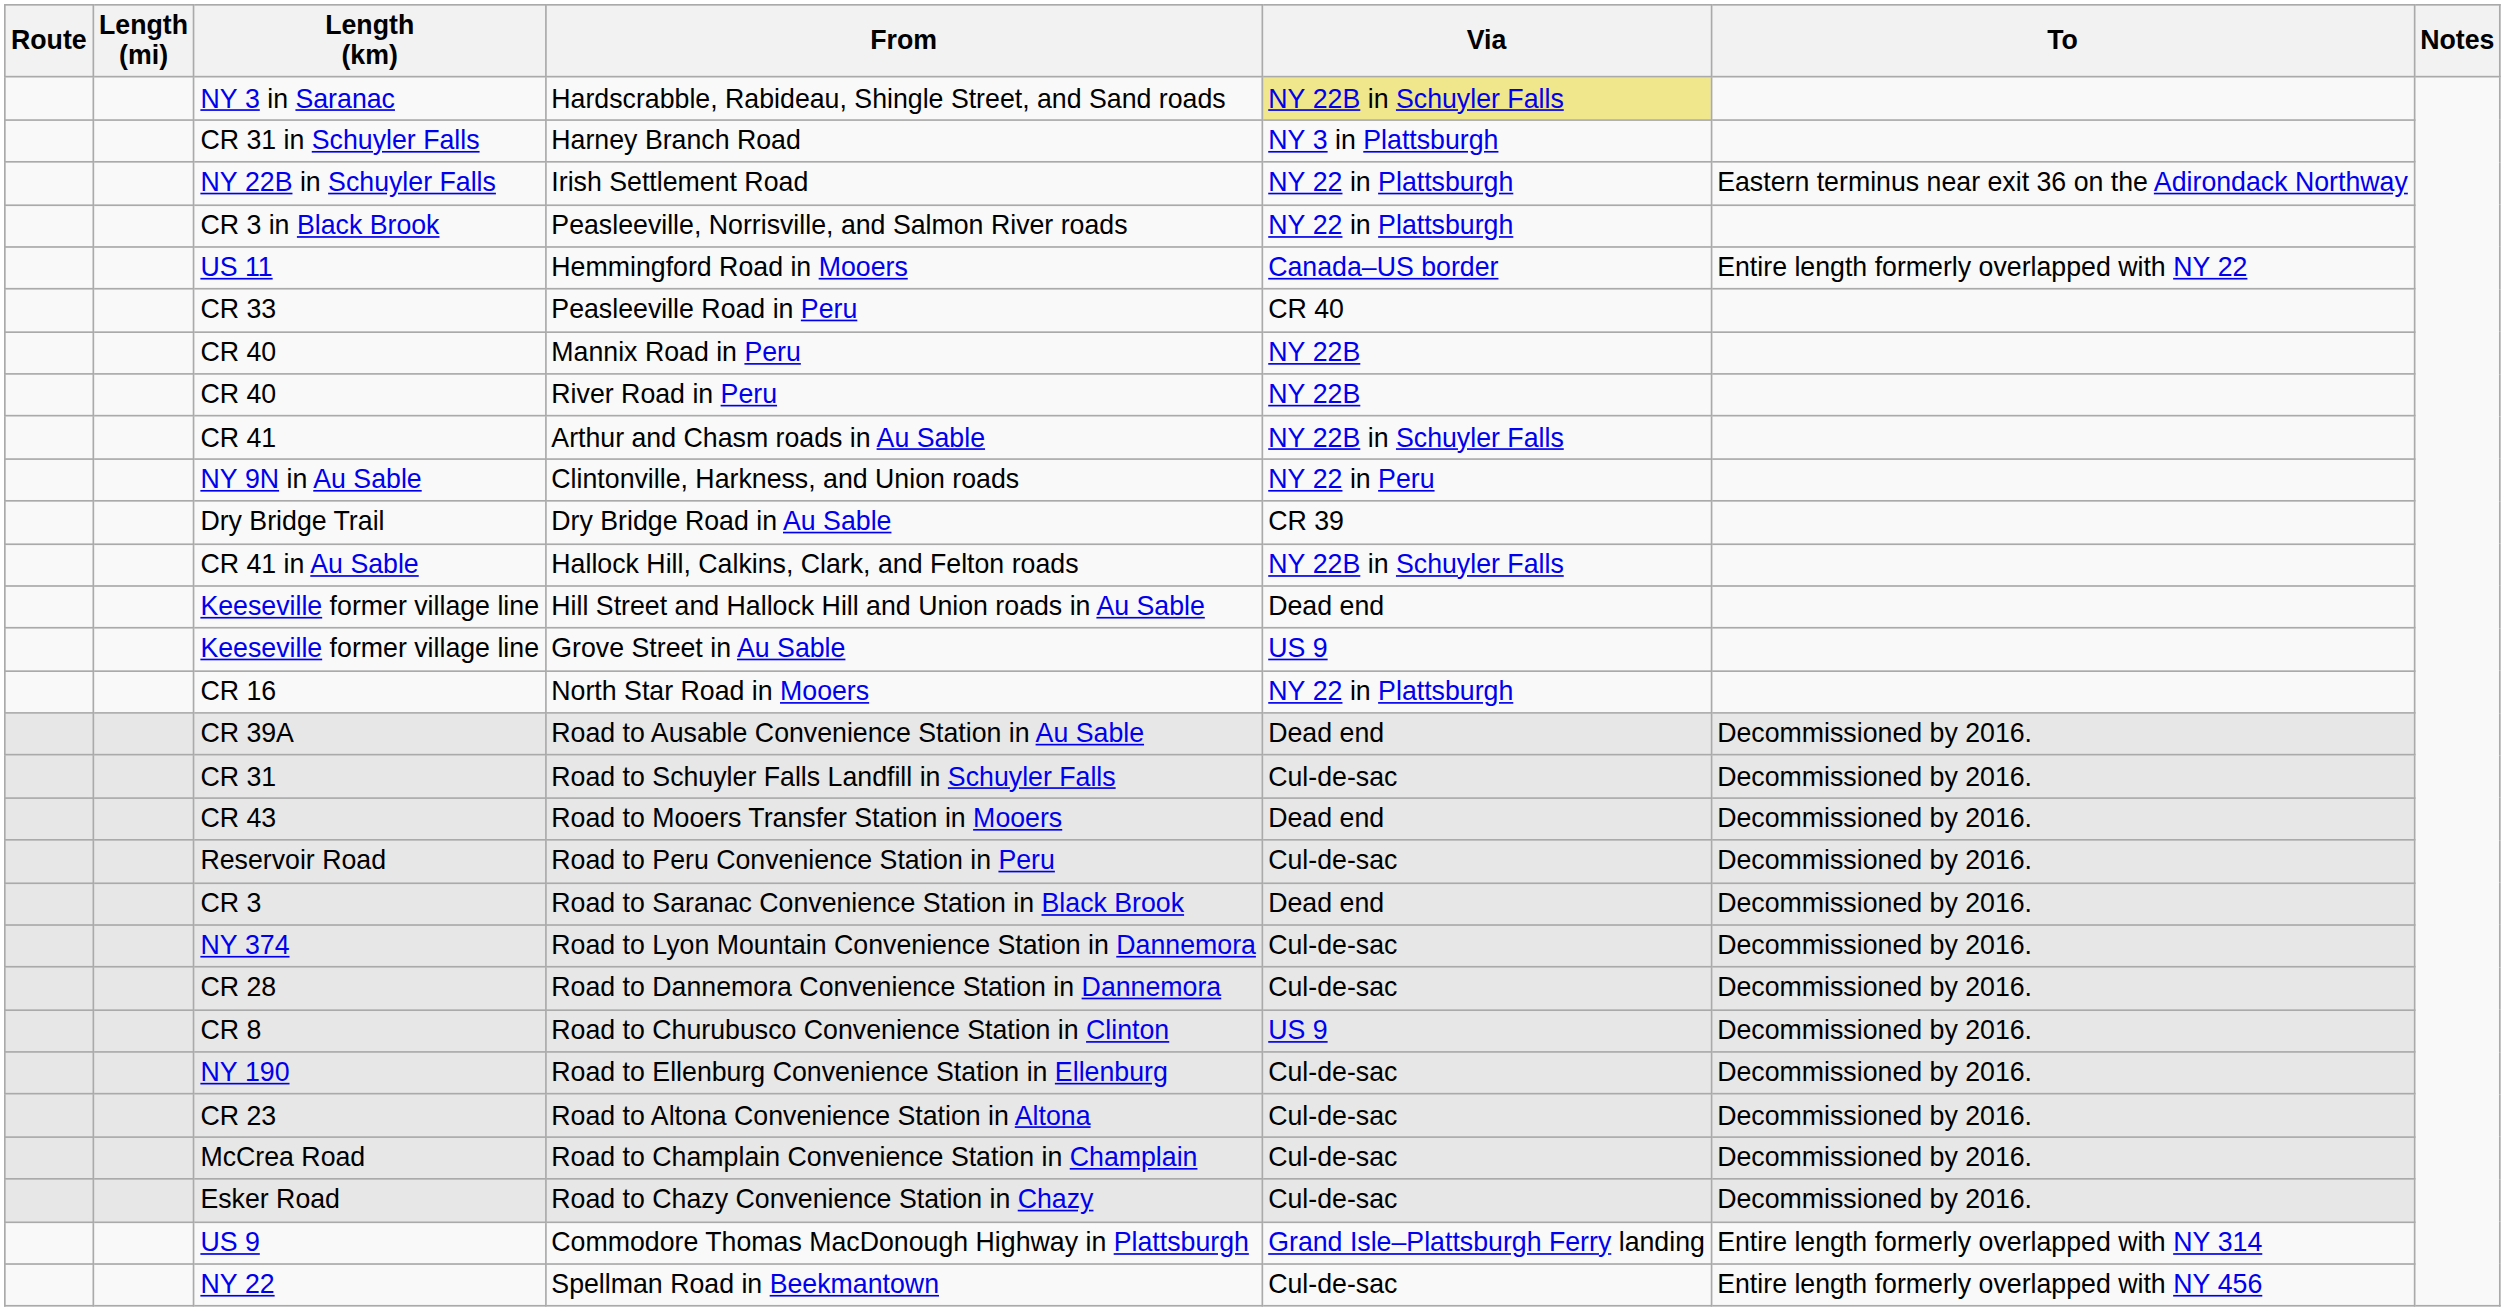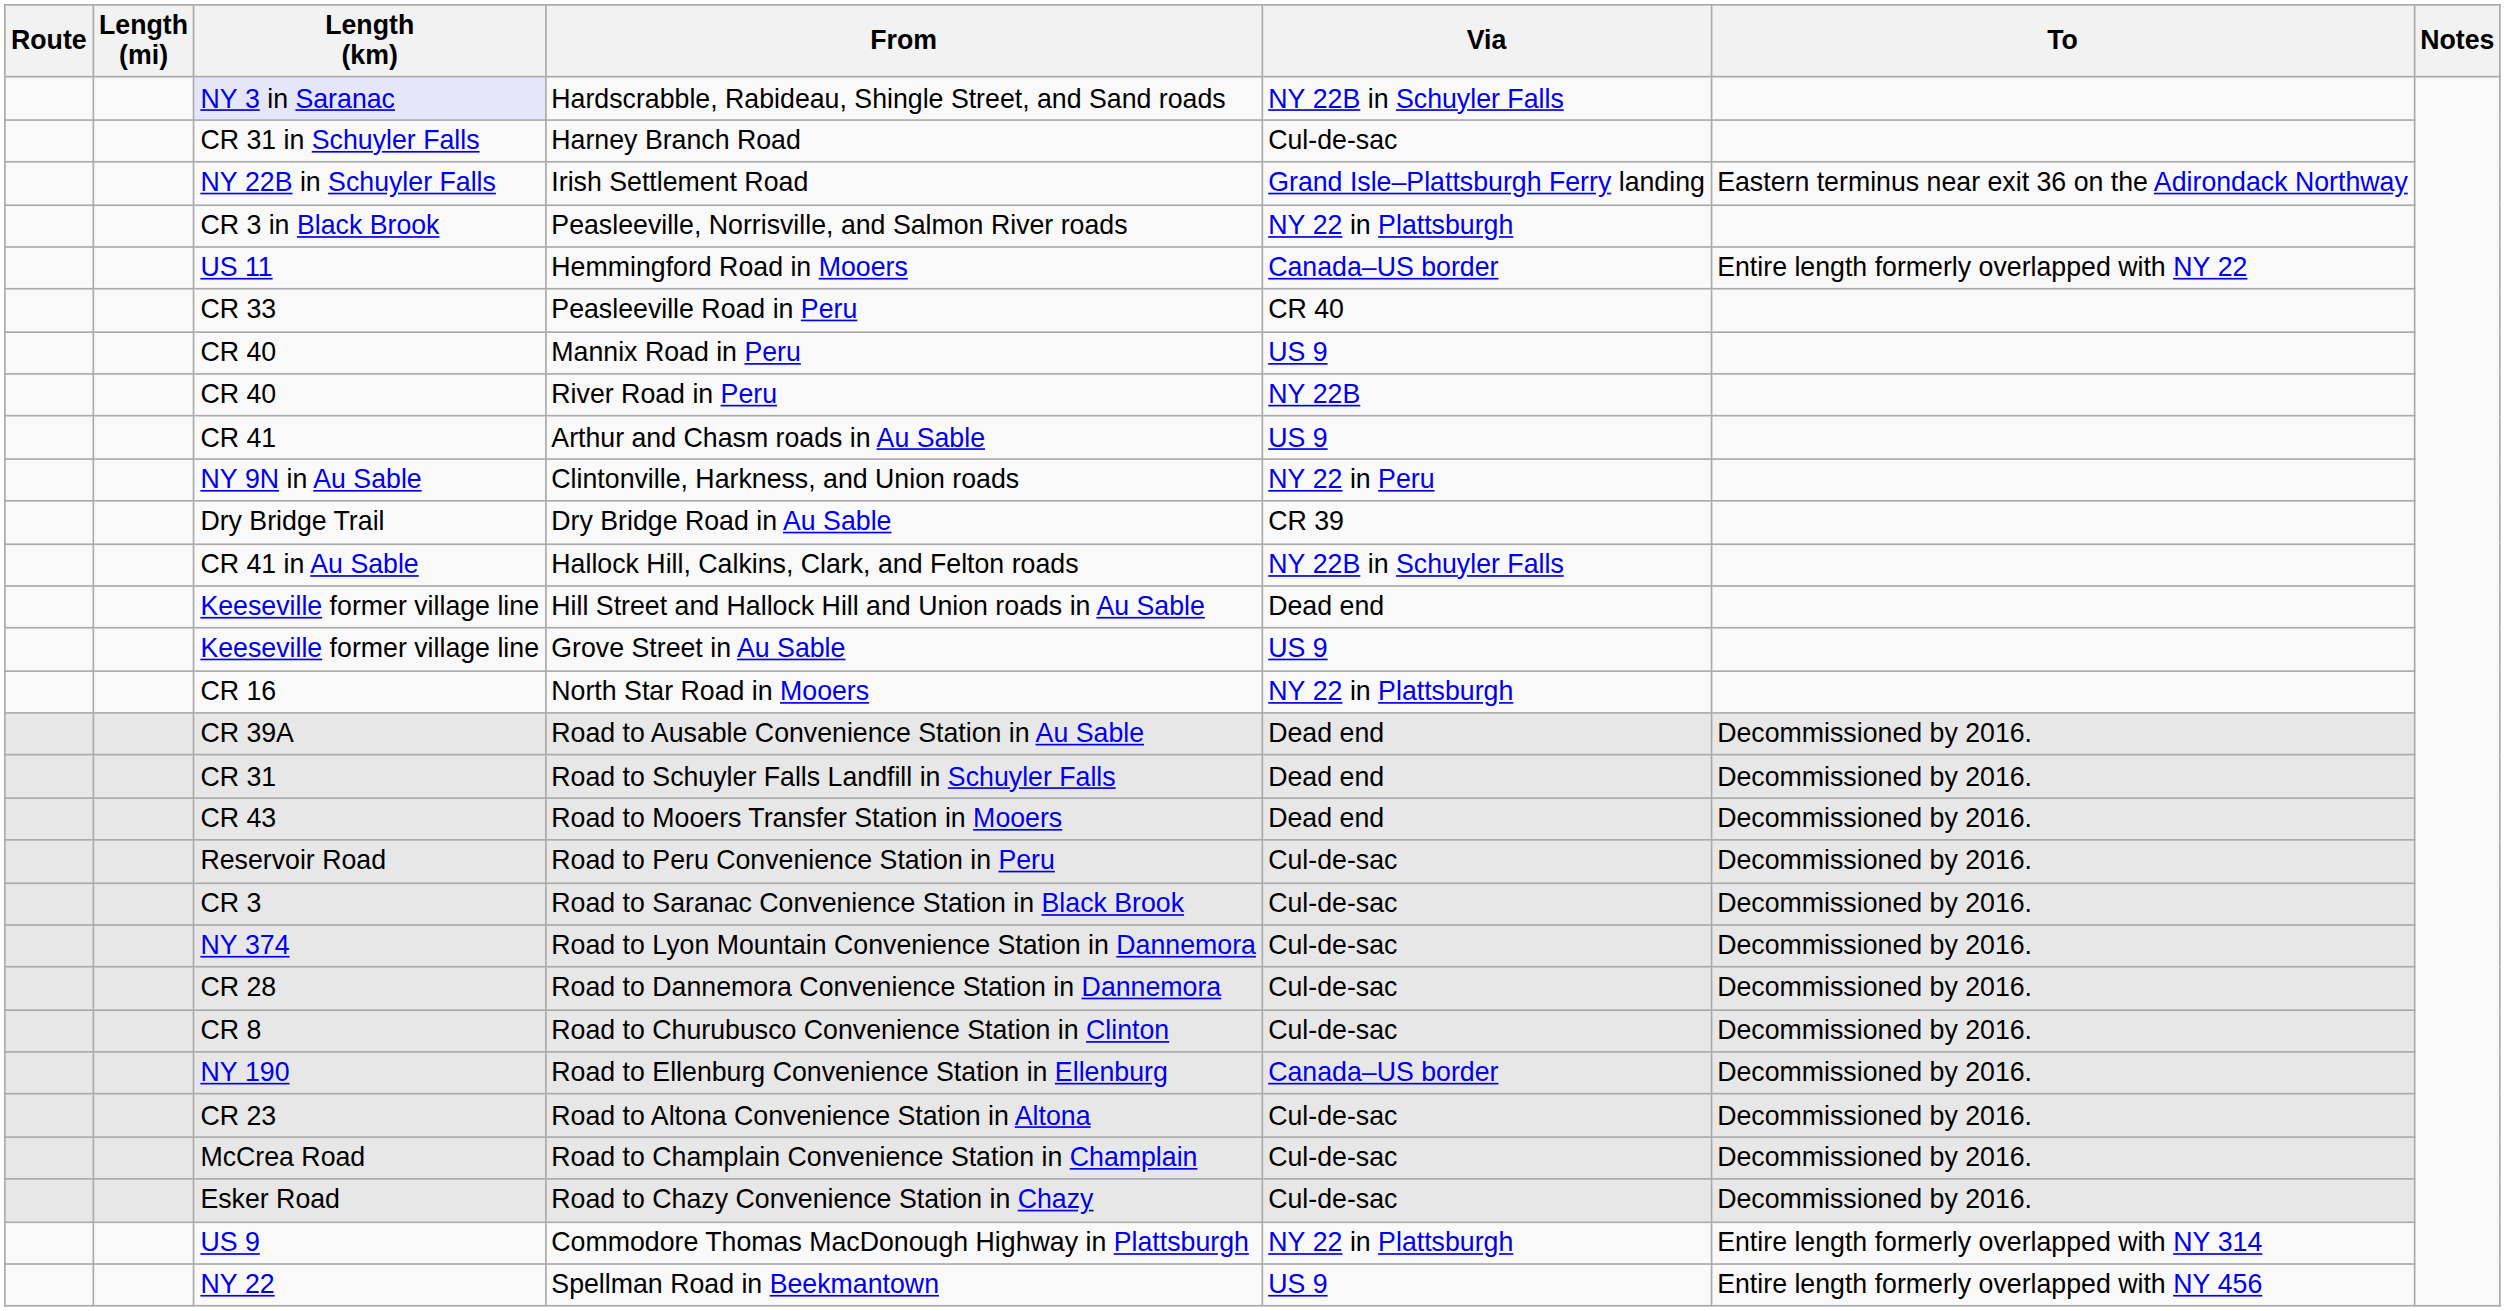(298, 98) no background -> (298, 98) lavender background
(1416, 98) khaki background -> (1416, 98) no background
(1383, 140) NY 3 in Plattsburgh -> (1333, 140) Cul-de-sac
(1391, 182) NY 22 in Plattsburgh -> (1487, 182) Grand Isle–Plattsburgh Ferry landing
(1314, 352) NY 22B -> (1298, 352) US 9
(1416, 437) NY 22B in Schuyler Falls -> (1298, 437) US 9
(1333, 776) Cul-de-sac -> (1326, 776) Dead end
(1326, 903) Dead end -> (1333, 903) Cul-de-sac
(1298, 1030) US 9 -> (1333, 1030) Cul-de-sac
(1333, 1072) Cul-de-sac -> (1383, 1072) Canada–US border
(1487, 1242) Grand Isle–Plattsburgh Ferry landing -> (1391, 1242) NY 22 in Plattsburgh
(1333, 1284) Cul-de-sac -> (1298, 1284) US 9
